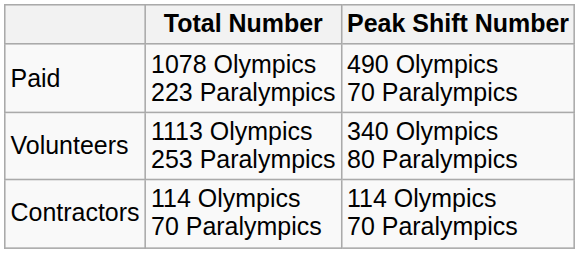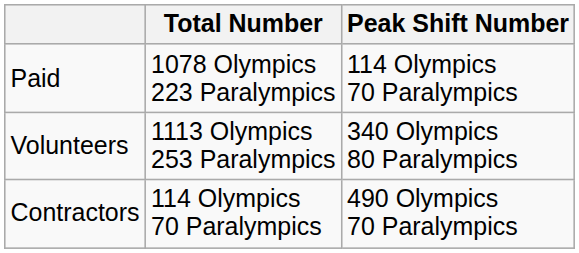(432, 77) 490 Olympics 70 Paralympics -> (432, 77) 114 Olympics 70 Paralympics
(432, 213) 114 Olympics 70 Paralympics -> (432, 213) 490 Olympics 70 Paralympics
